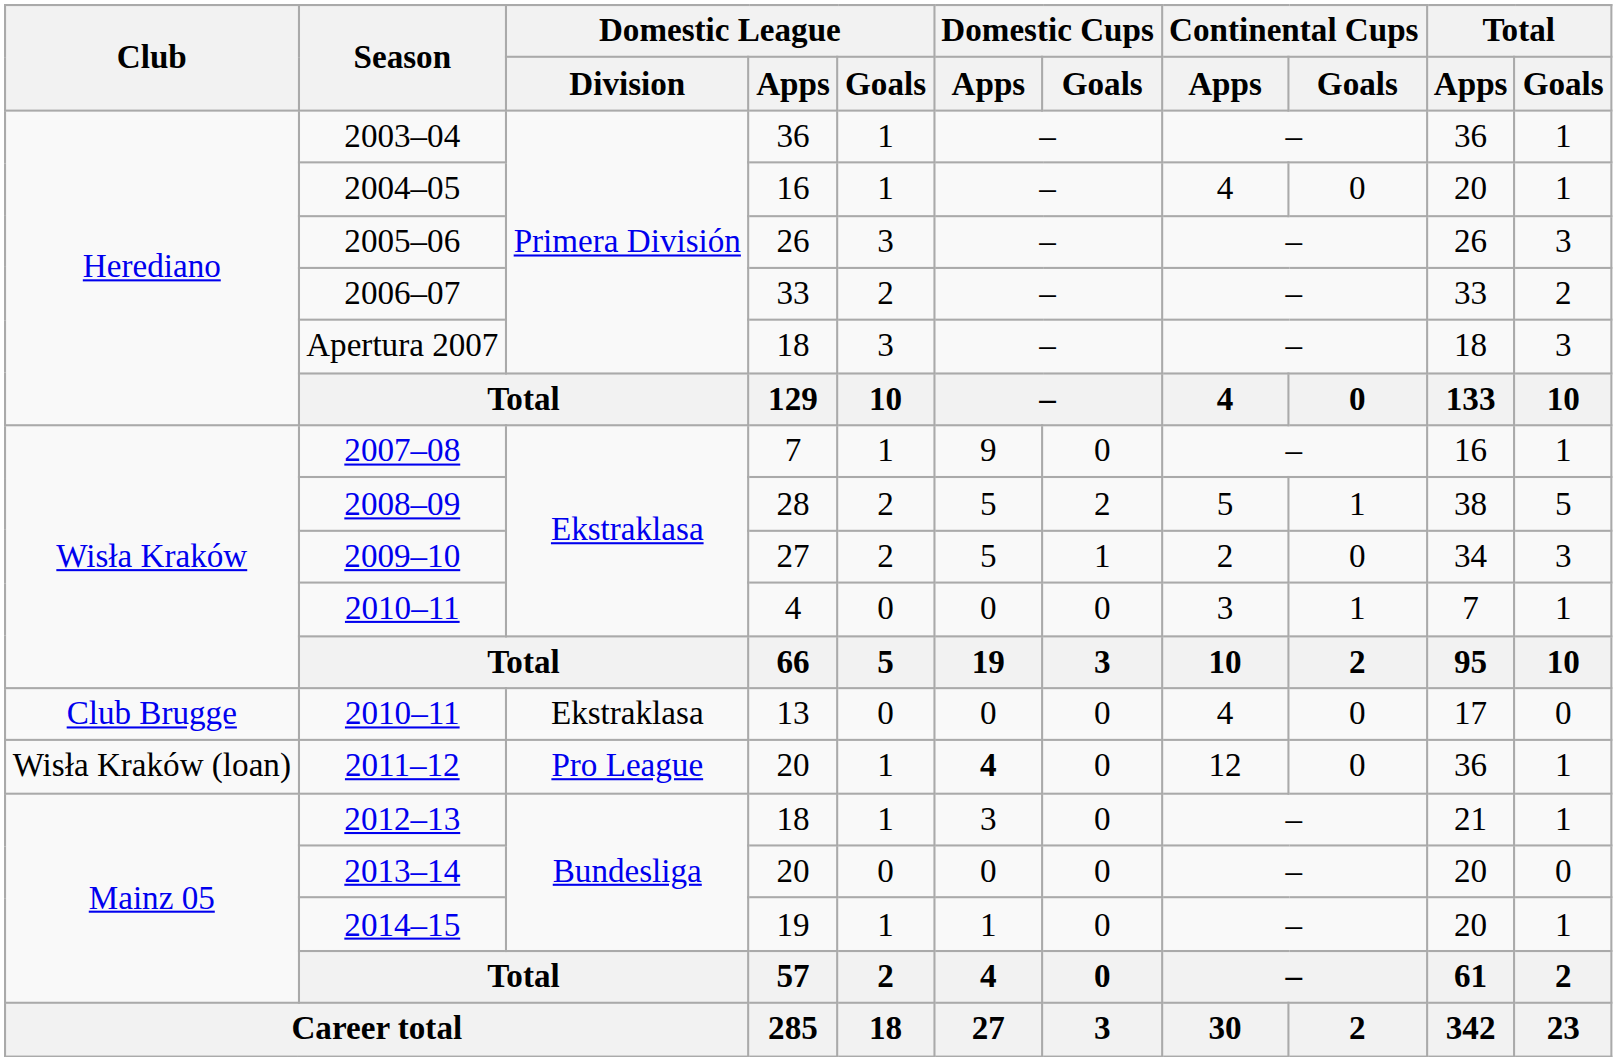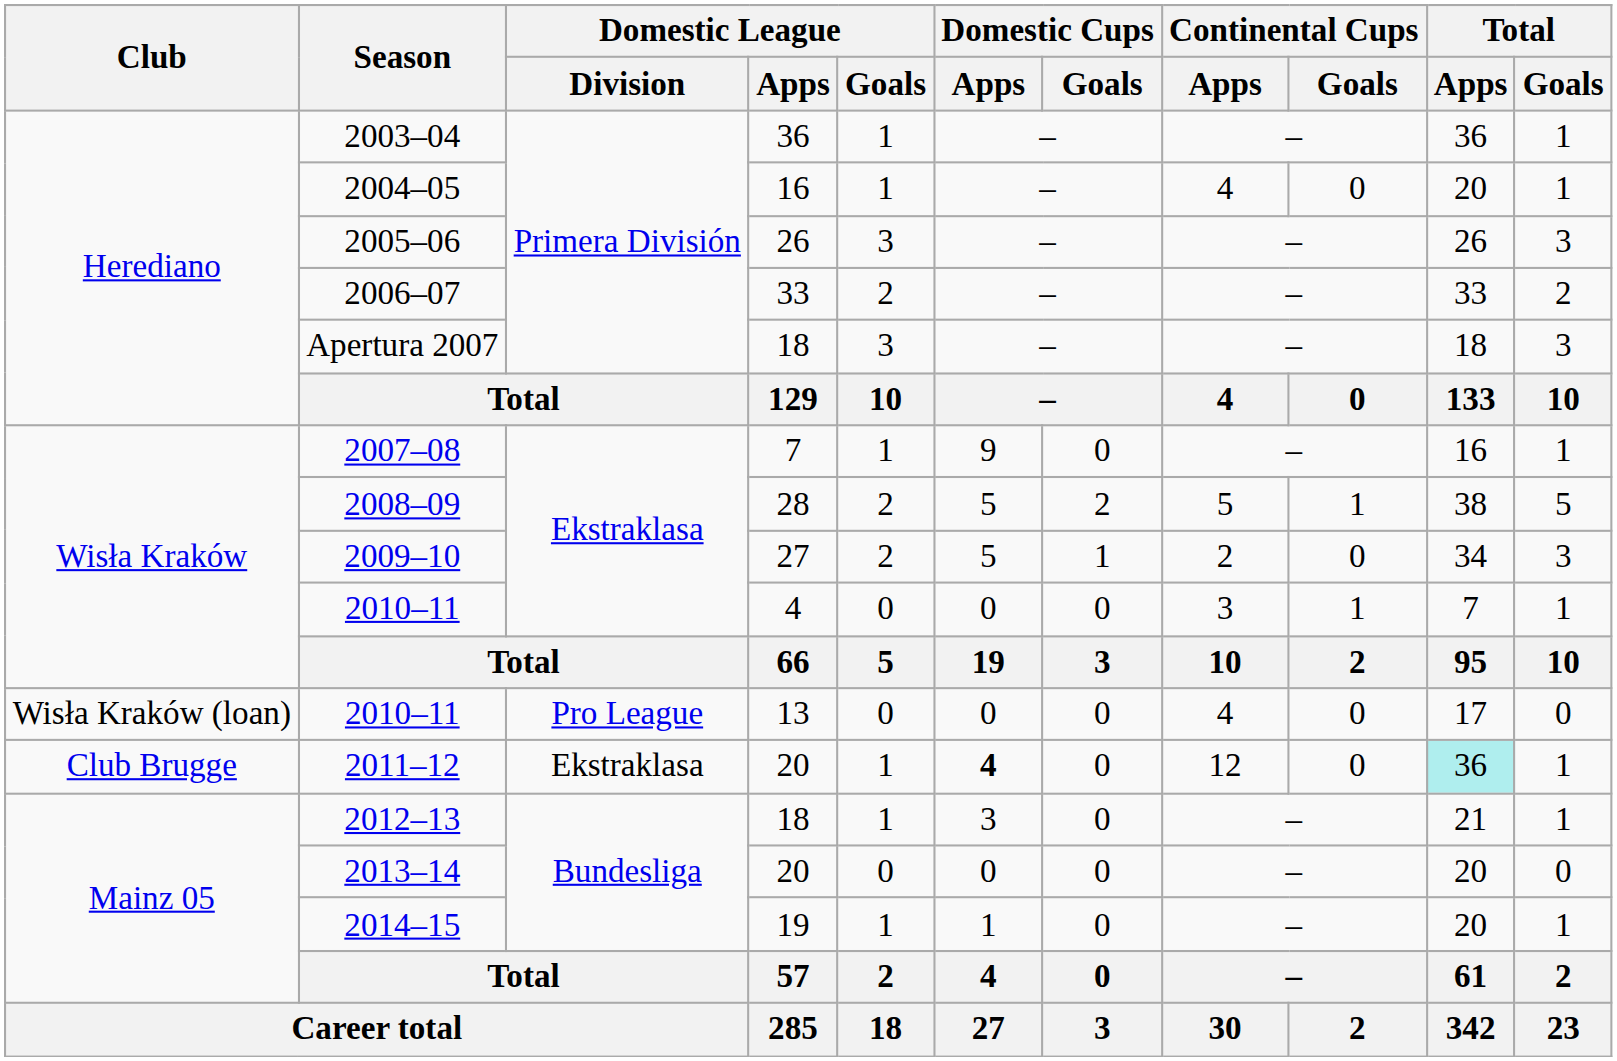(152, 713) Club Brugge -> (152, 713) Wisła Kraków (loan)
(627, 713) Ekstraklasa -> (627, 713) Pro League
(152, 766) Wisła Kraków (loan) -> (152, 766) Club Brugge
(627, 766) Pro League -> (627, 766) Ekstraklasa
(1471, 766) no background -> (1471, 766) paleturquoise background
